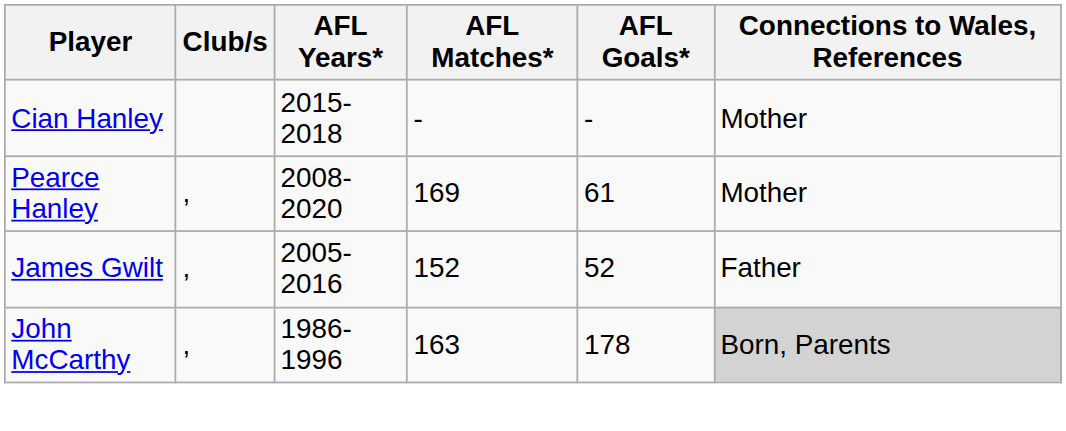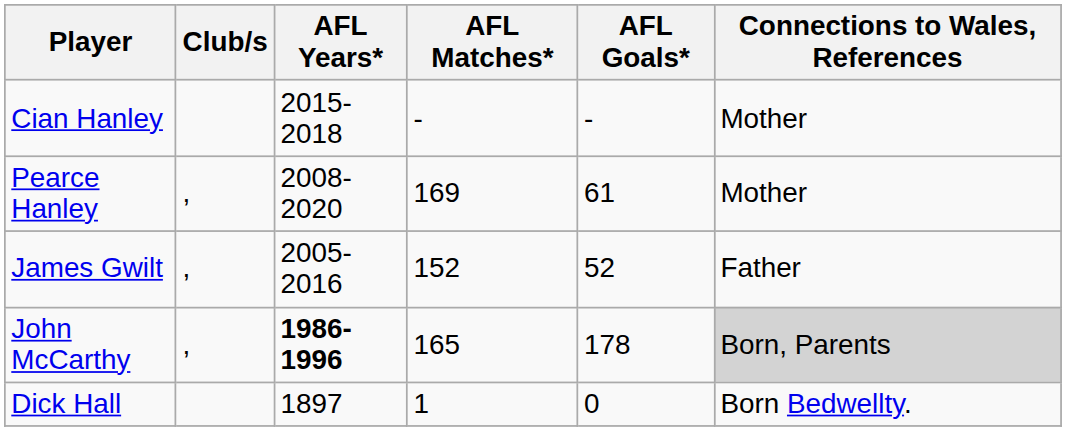(316, 344) normal -> (316, 344) bold
(437, 344) 163 -> (437, 344) 165
+ row: (66, 403)
